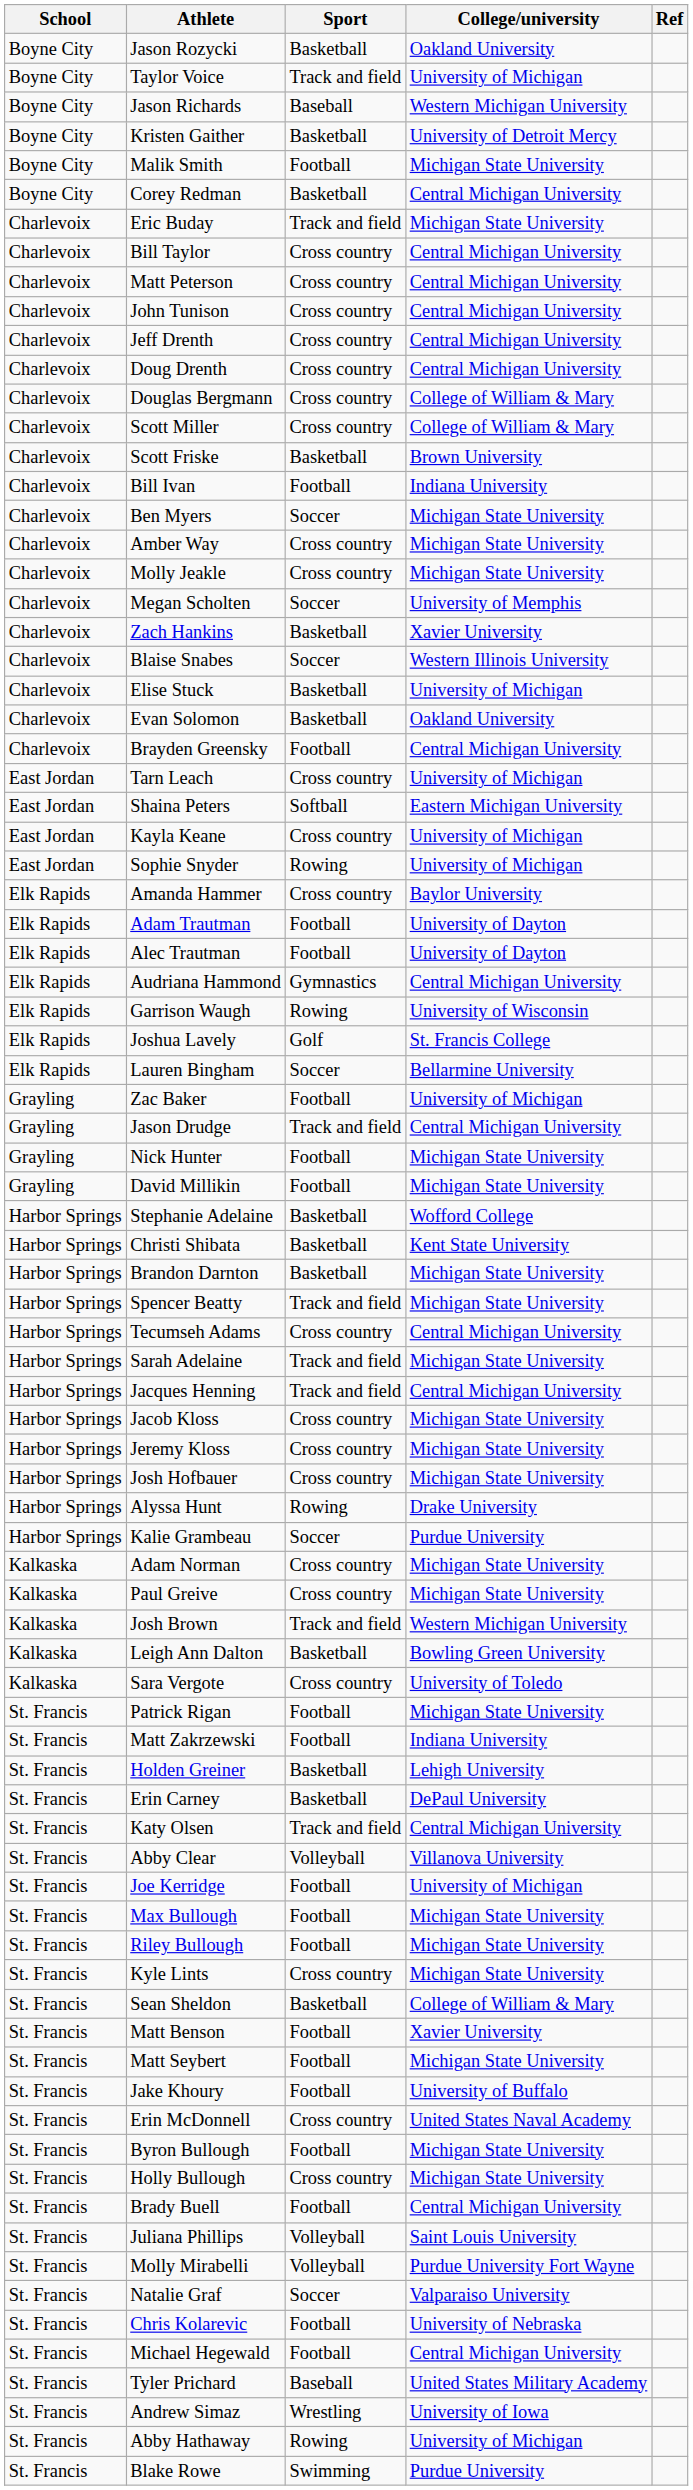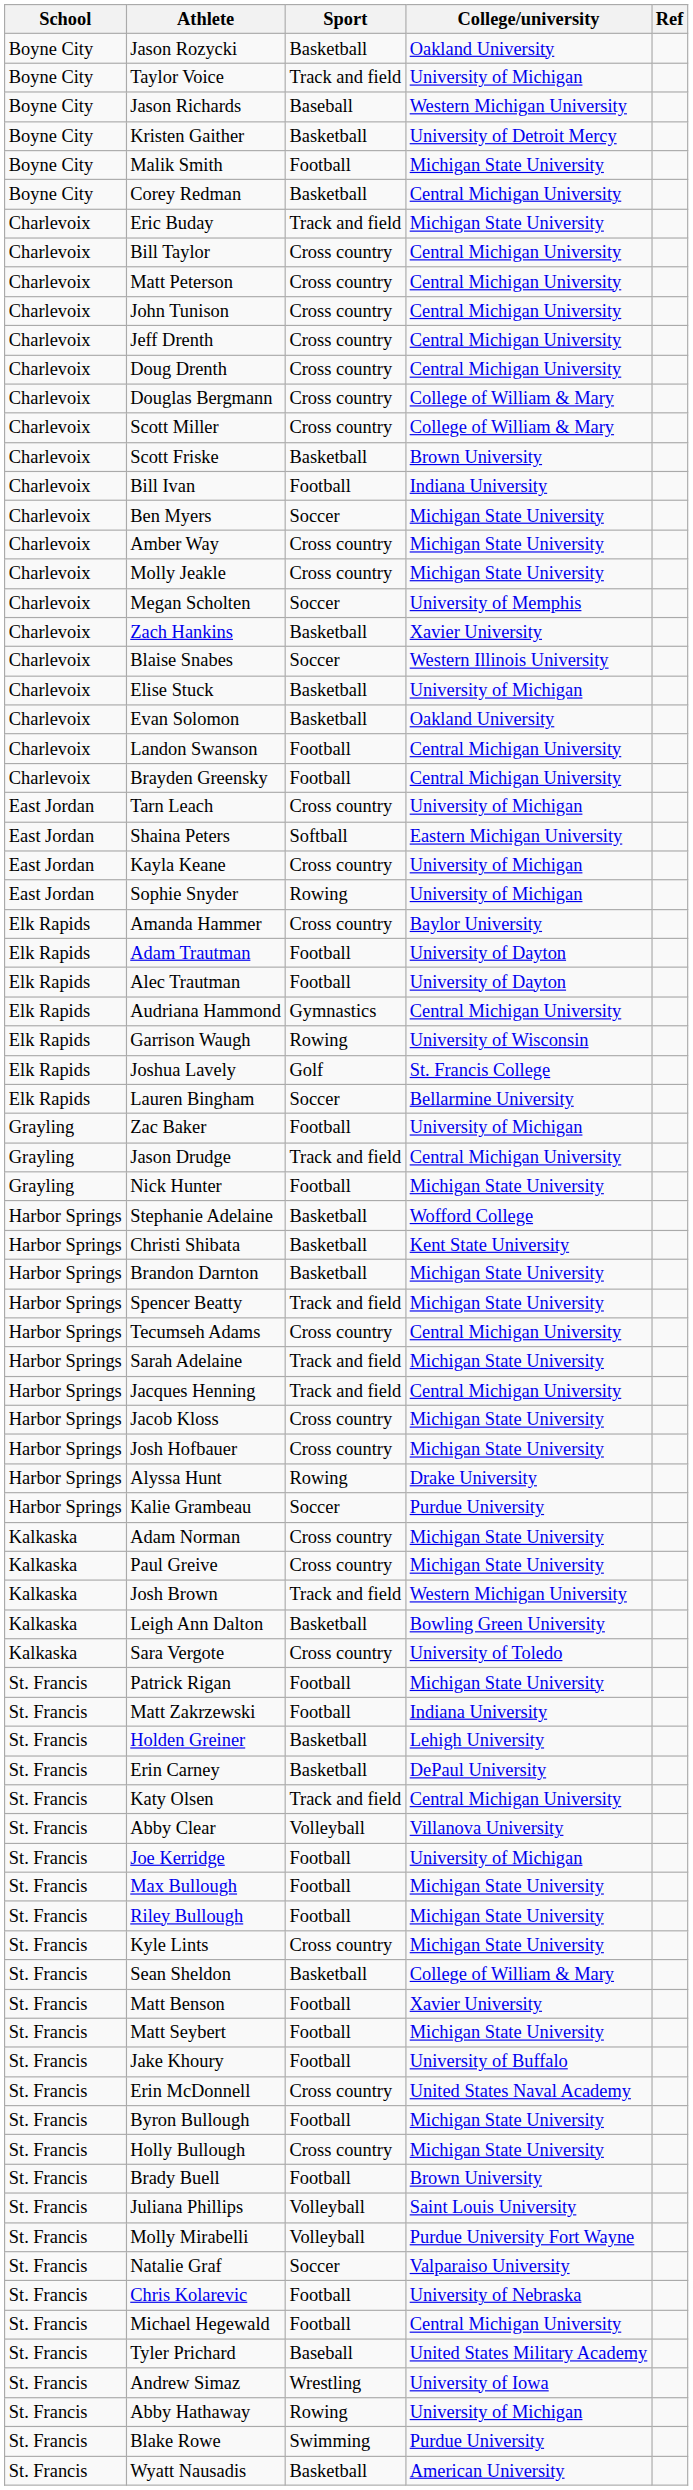+ row: (194, 748)
- row: (185, 1186)
- row: (180, 1448)
(515, 2207) Central Michigan University -> (476, 2178) Brown University
+ row: (188, 2470)
